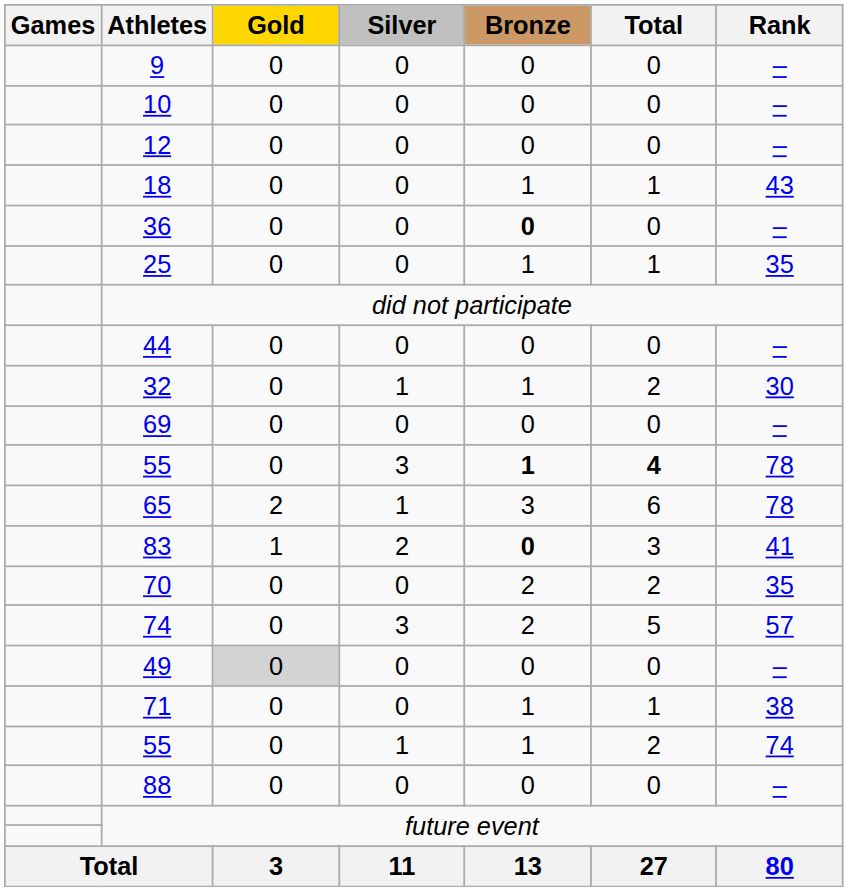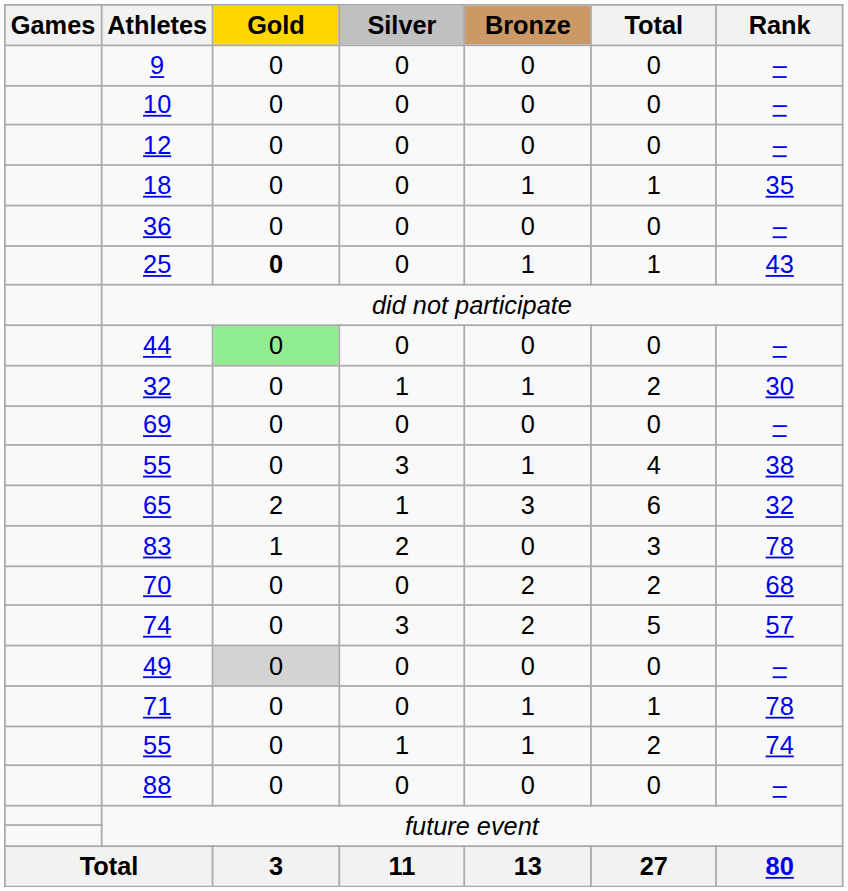(780, 185) 43 -> (780, 185) 35
(528, 225) bold -> (528, 225) normal
(276, 266) normal -> (276, 266) bold
(780, 266) 35 -> (780, 266) 43
(276, 346) no background -> (276, 346) lightgreen background
(528, 466) bold -> (528, 466) normal
(654, 466) bold -> (654, 466) normal
(780, 466) 78 -> (780, 466) 38
(780, 506) 78 -> (780, 506) 32
(528, 546) bold -> (528, 546) normal
(780, 546) 41 -> (780, 546) 78
(780, 586) 35 -> (780, 586) 68
(780, 706) 38 -> (780, 706) 78
